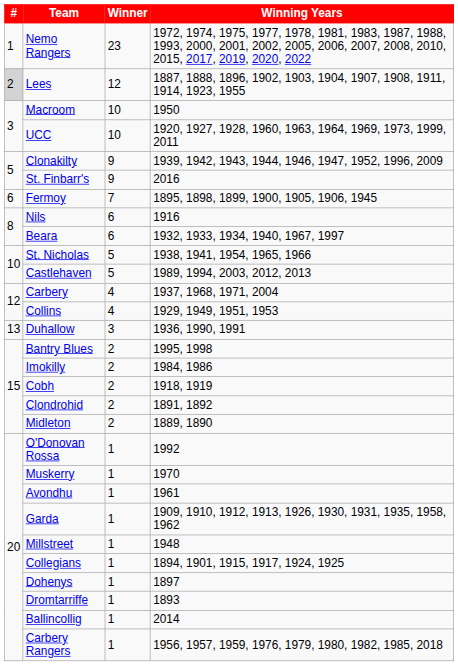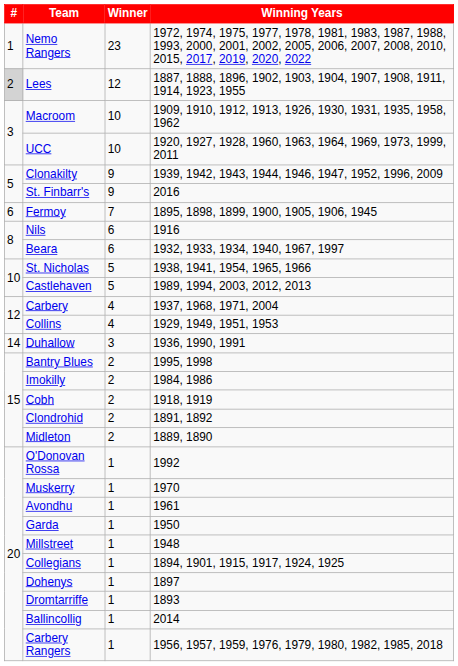(166, 110) 1950 -> (300, 116) 1909, 1910, 1912, 1913, 1926, 1930, 1931, 1935, 1958, 1962
(14, 330) 13 -> (14, 343) 14
(300, 519) 1909, 1910, 1912, 1913, 1926, 1930, 1931, 1935, 1958, 1962 -> (166, 525) 1950
